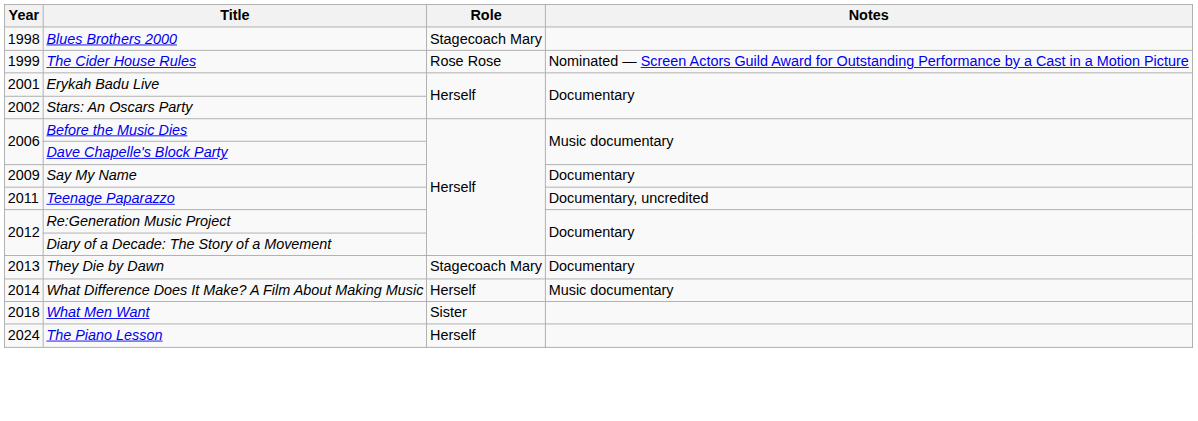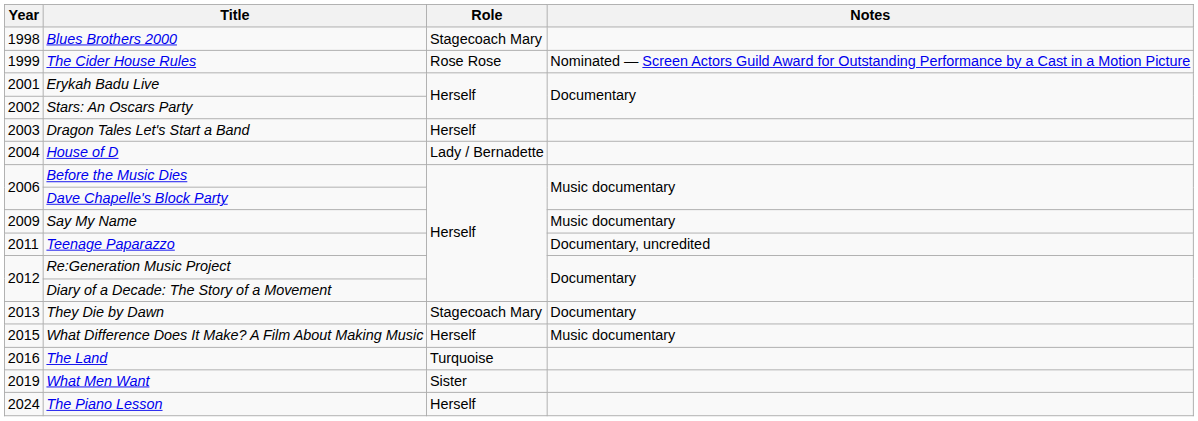+ row: (148, 130)
+ row: (82, 152)
(592, 175) Documentary -> (613, 221) Music documentary
(24, 289) 2014 -> (24, 335) 2015
+ row: (77, 358)
(24, 312) 2018 -> (24, 381) 2019
